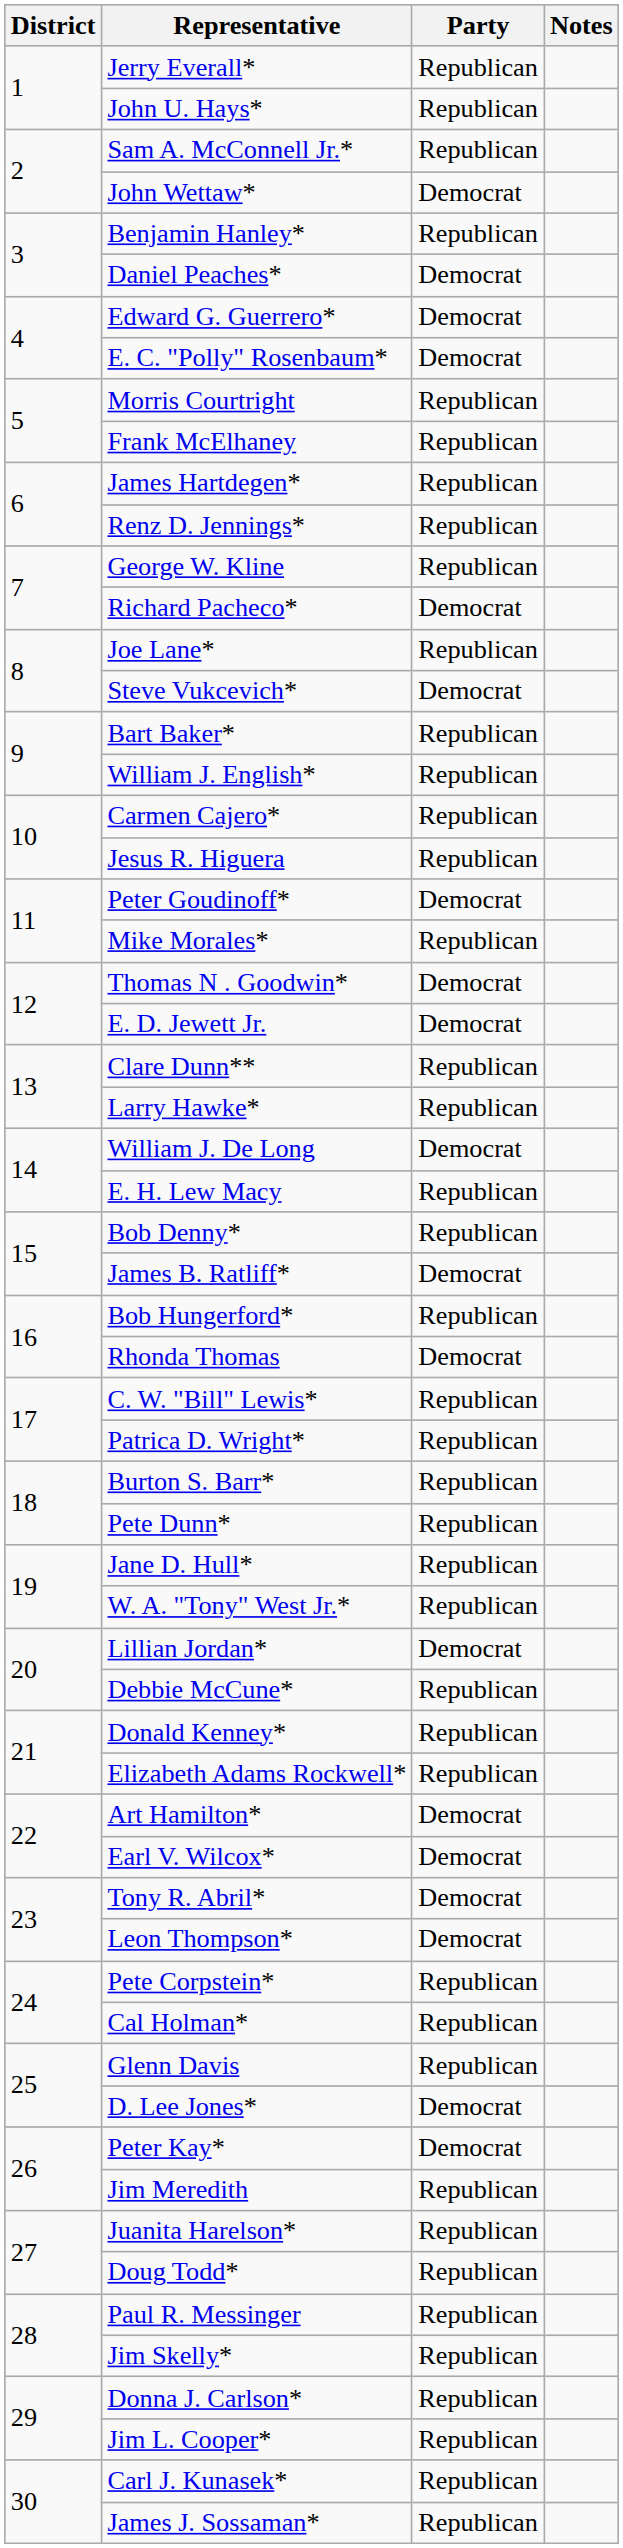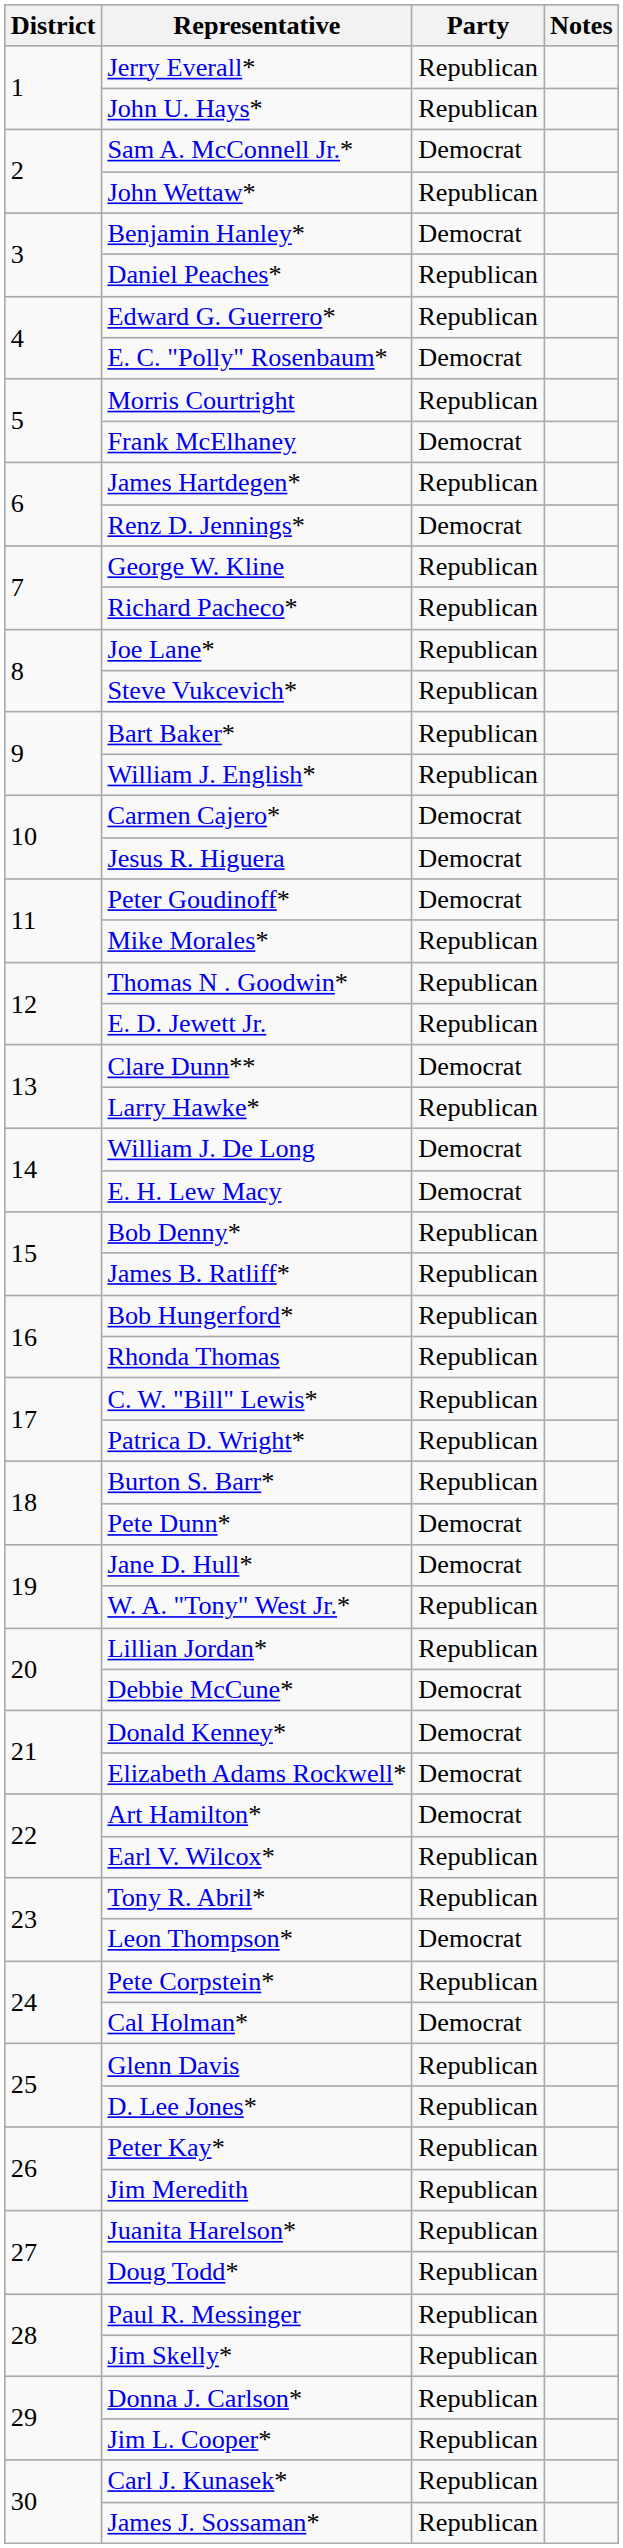(478, 150) Republican -> (470, 150) Democrat
(470, 191) Democrat -> (478, 191) Republican
(478, 233) Republican -> (470, 233) Democrat
(470, 274) Democrat -> (478, 274) Republican
(470, 316) Democrat -> (478, 316) Republican
(478, 441) Republican -> (470, 441) Democrat
(478, 524) Republican -> (470, 524) Democrat
(470, 607) Democrat -> (478, 607) Republican
(470, 691) Democrat -> (478, 691) Republican
(478, 815) Republican -> (470, 815) Democrat
(478, 857) Republican -> (470, 857) Democrat
(470, 982) Democrat -> (478, 982) Republican
(470, 1024) Democrat -> (478, 1024) Republican
(478, 1065) Republican -> (470, 1065) Democrat
(478, 1190) Republican -> (470, 1190) Democrat
(470, 1273) Democrat -> (478, 1273) Republican
(470, 1356) Democrat -> (478, 1356) Republican
(478, 1523) Republican -> (470, 1523) Democrat
(478, 1565) Republican -> (470, 1565) Democrat
(470, 1648) Democrat -> (478, 1648) Republican
(478, 1689) Republican -> (470, 1689) Democrat
(478, 1731) Republican -> (470, 1731) Democrat
(478, 1773) Republican -> (470, 1773) Democrat
(470, 1856) Democrat -> (478, 1856) Republican
(470, 1897) Democrat -> (478, 1897) Republican
(478, 2022) Republican -> (470, 2022) Democrat
(470, 2106) Democrat -> (478, 2106) Republican
(470, 2147) Democrat -> (478, 2147) Republican
